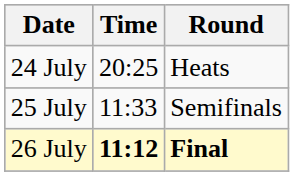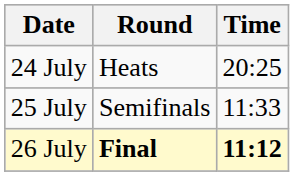columns swapped: (129, 25) <-> (226, 25)
